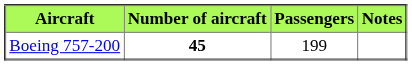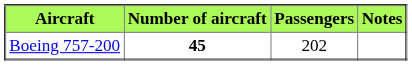(314, 45) 199 -> (314, 45) 202
